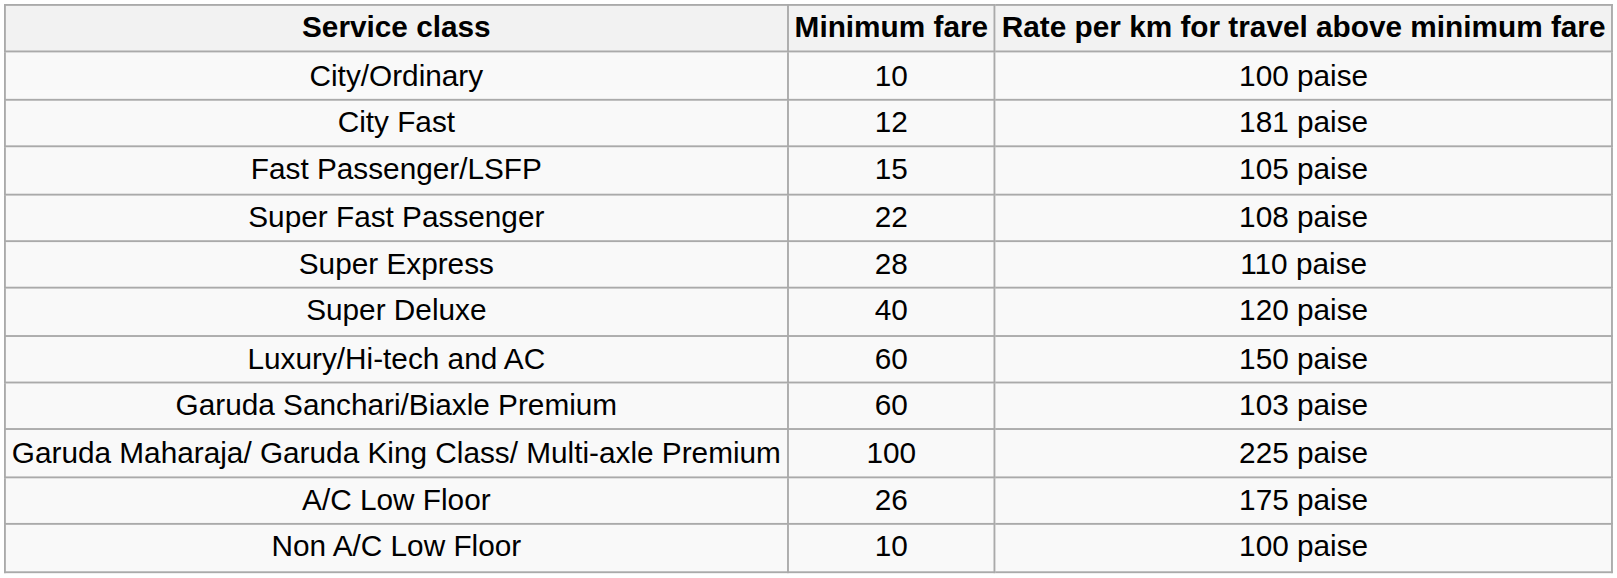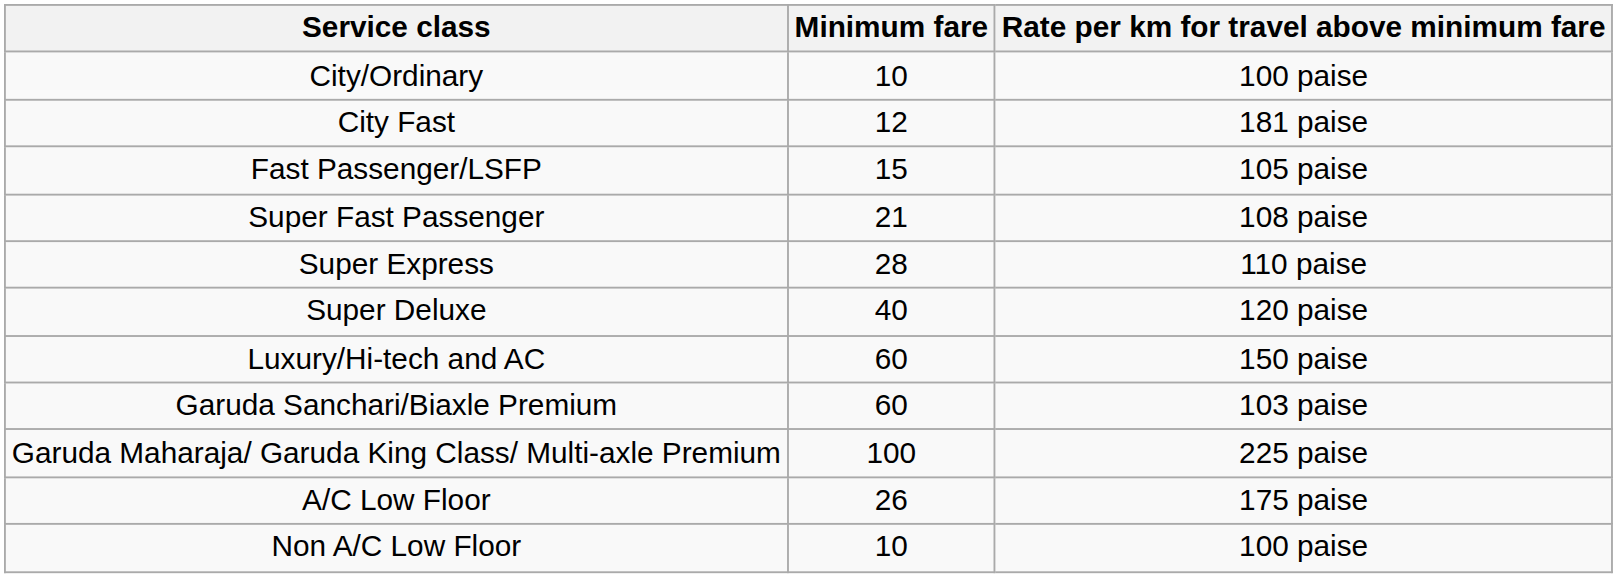(891, 216) 22 -> (891, 216) 21
